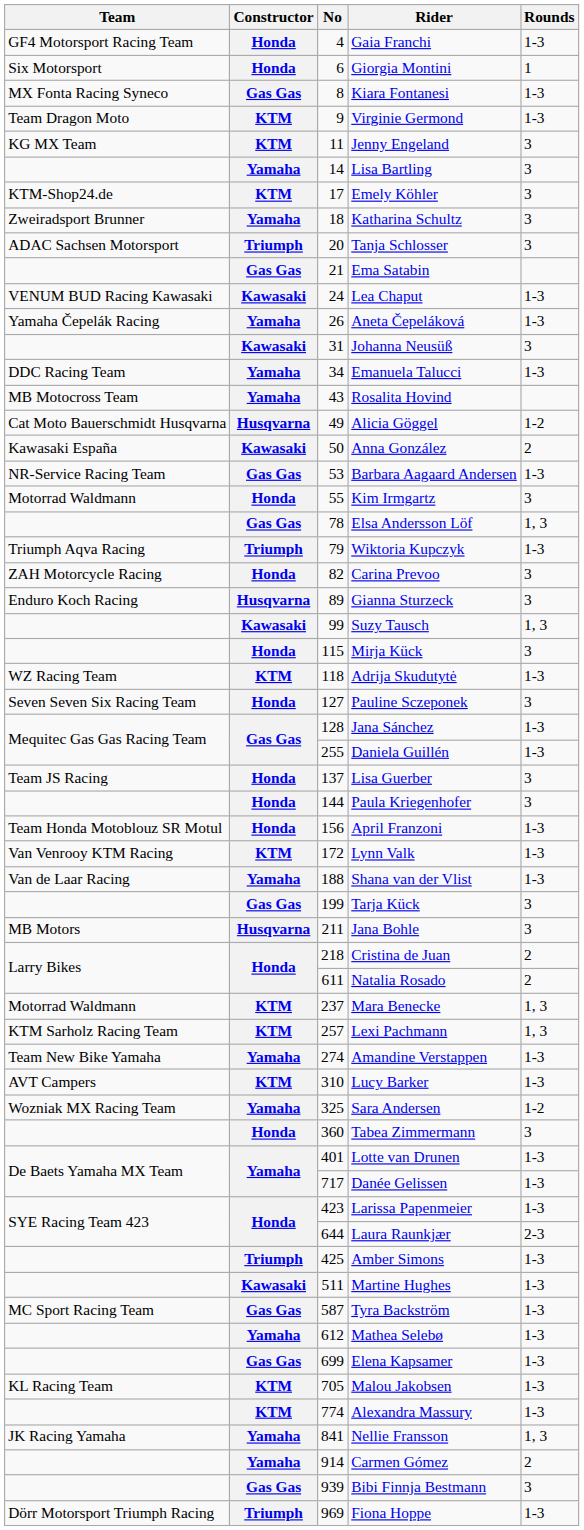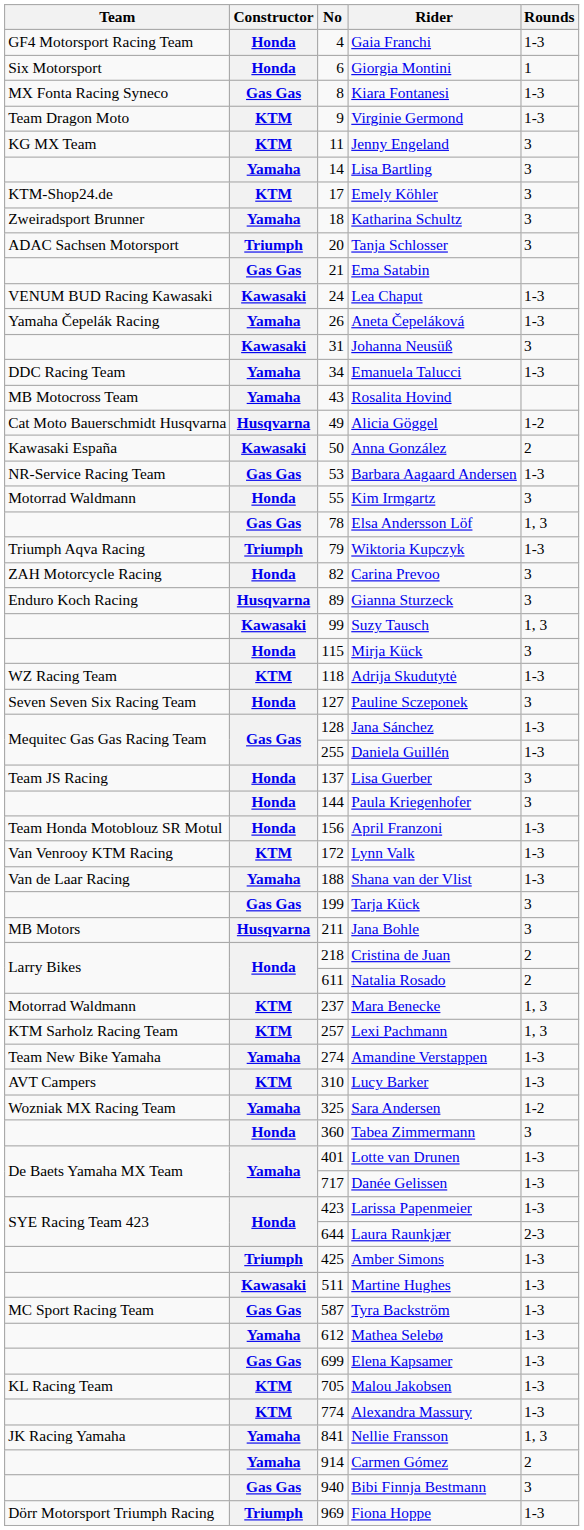(332, 1487) 939 -> (332, 1487) 940
